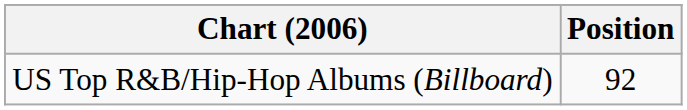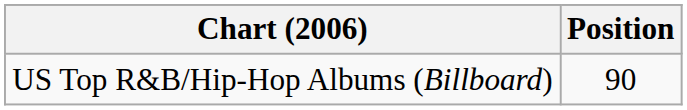(621, 78) 92 -> (621, 78) 90
